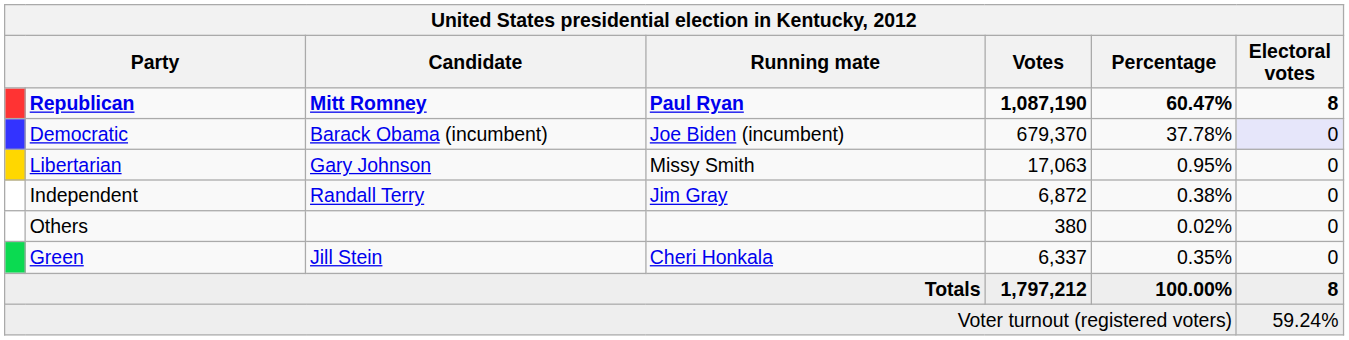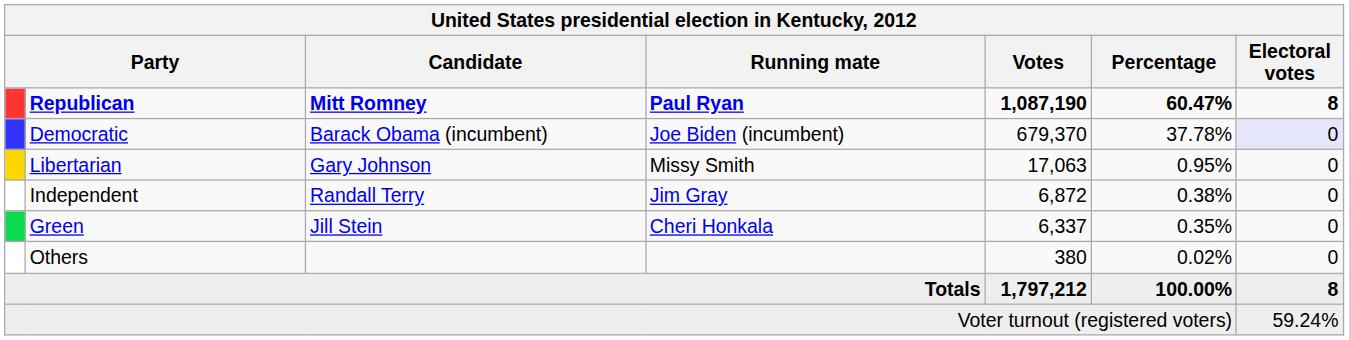rows swapped: (57, 258) <-> (59, 227)
